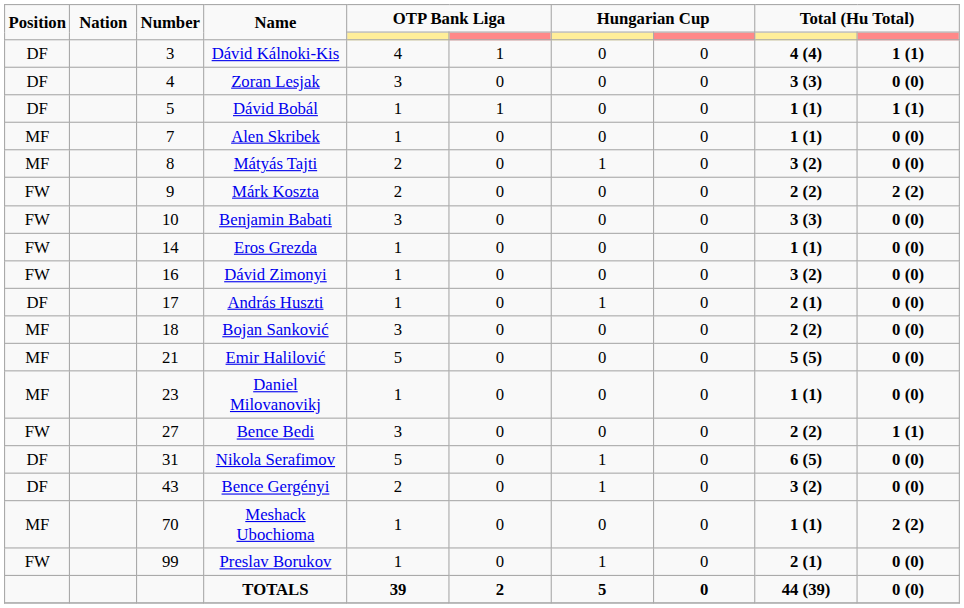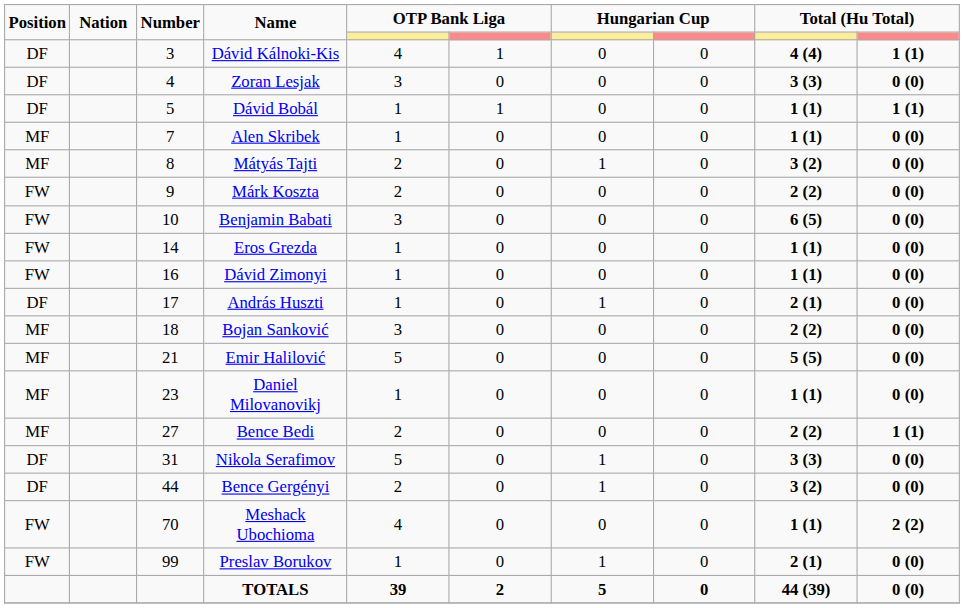(908, 191) 2 (2) -> (908, 191) 0 (0)
(806, 219) 3 (3) -> (806, 219) 6 (5)
(806, 274) 3 (2) -> (806, 274) 1 (1)
(37, 432) FW -> (37, 432) MF
(398, 432) 3 -> (398, 432) 2
(806, 459) 6 (5) -> (806, 459) 3 (3)
(170, 487) 43 -> (170, 487) 44
(37, 524) MF -> (37, 524) FW
(398, 524) 1 -> (398, 524) 4
